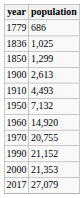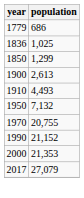- row: (17, 122)
